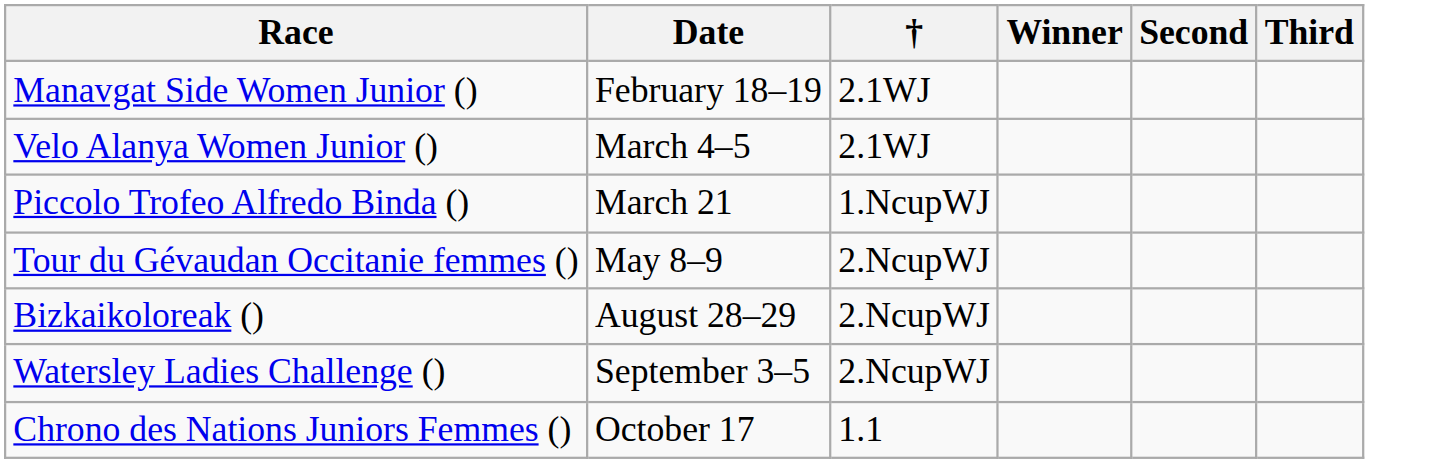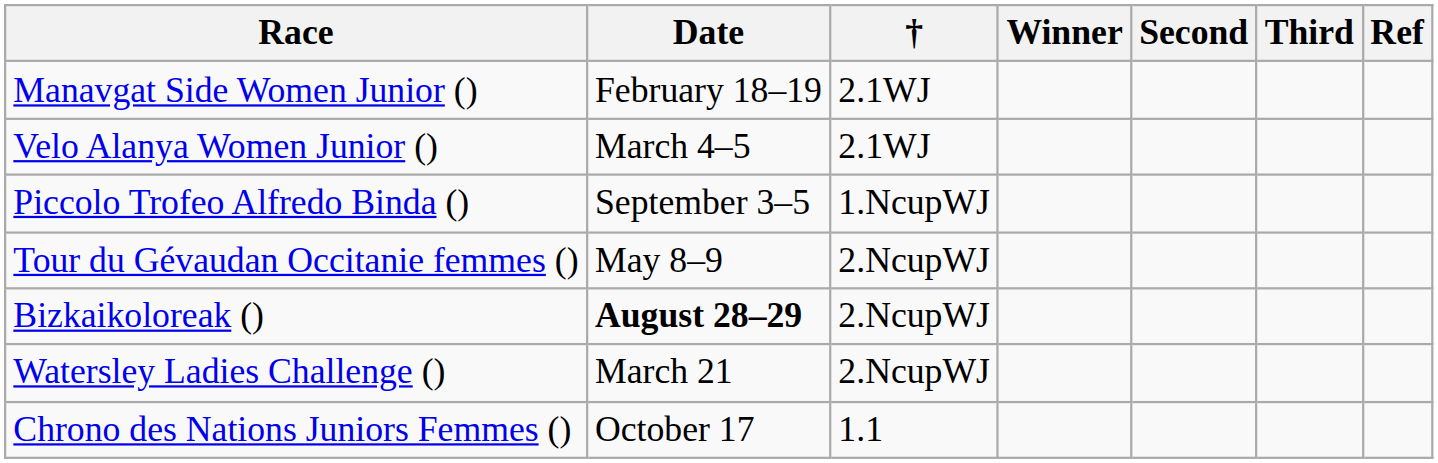+ column: (1397, 32)
(664, 202) March 21 -> (702, 202) September 3–5
(696, 315) normal -> (699, 315) bold
(702, 372) September 3–5 -> (664, 372) March 21
